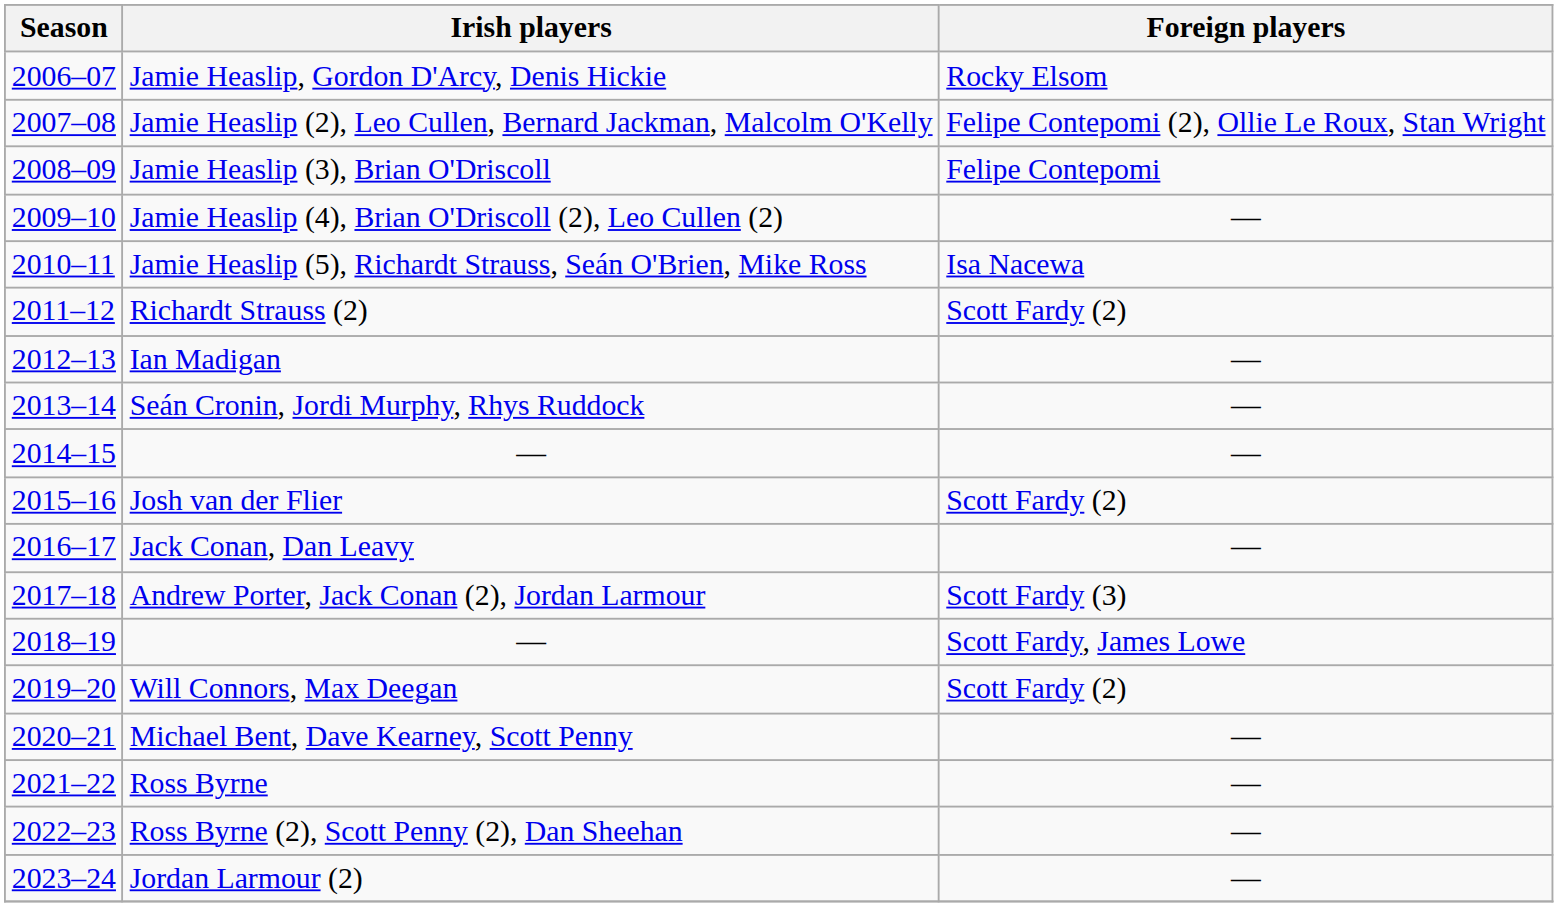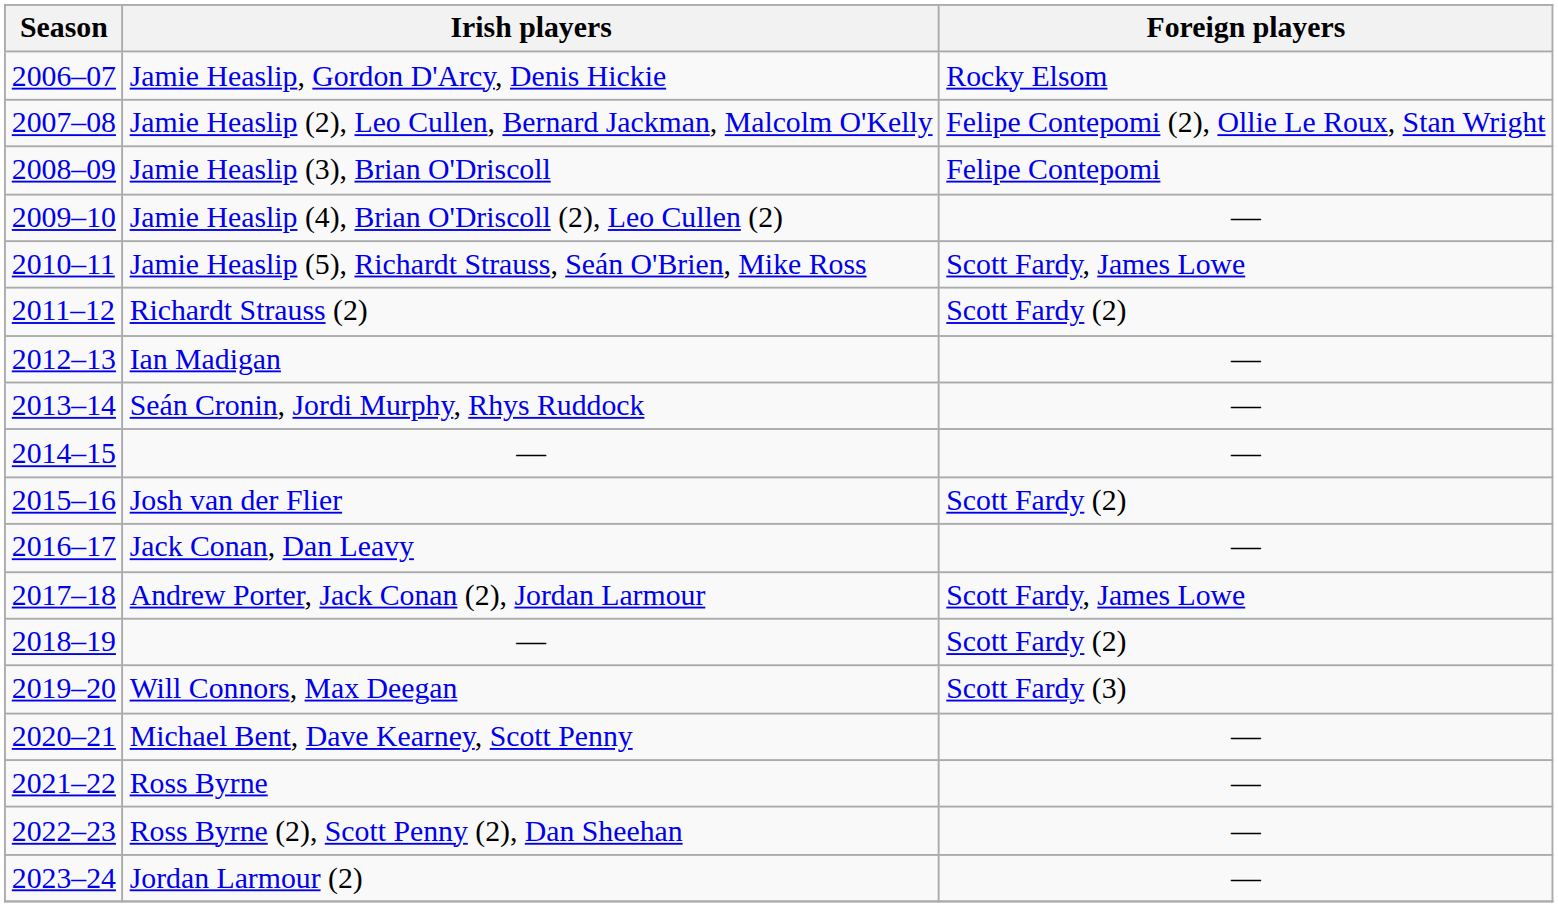(1015, 264) Isa Nacewa -> (1096, 264) Scott Fardy, James Lowe
(1036, 594) Scott Fardy (3) -> (1096, 594) Scott Fardy, James Lowe
(1096, 641) Scott Fardy, James Lowe -> (1036, 641) Scott Fardy (2)
(1036, 688) Scott Fardy (2) -> (1036, 688) Scott Fardy (3)
